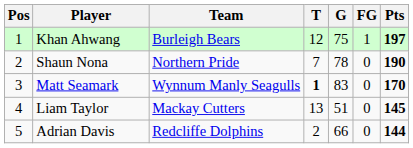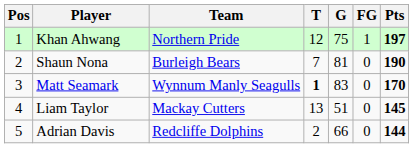(196, 39) Burleigh Bears -> (196, 39) Northern Pride
(196, 62) Northern Pride -> (196, 62) Burleigh Bears
(341, 62) 78 -> (341, 62) 81
